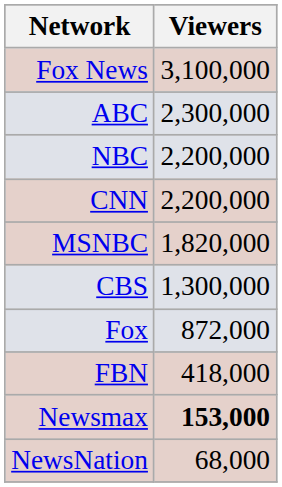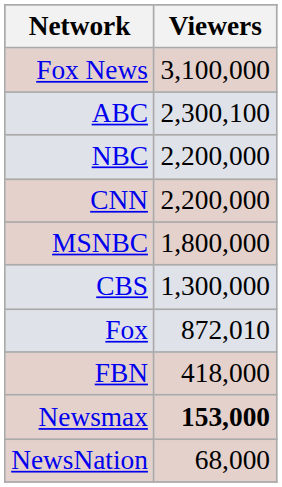(215, 112) 2,300,000 -> (215, 112) 2,300,100
(215, 243) 1,820,000 -> (215, 243) 1,800,000
(226, 329) 872,000 -> (226, 329) 872,010
